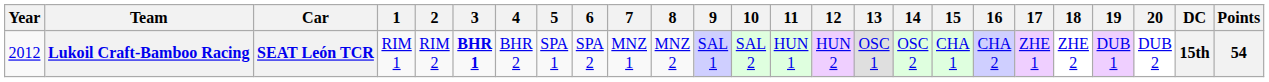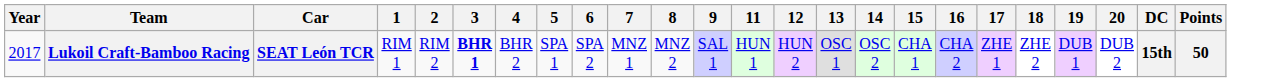- column: (751, 17)
(24, 53) 2012 -> (24, 53) 2017
(1239, 53) 54 -> (1201, 53) 50
